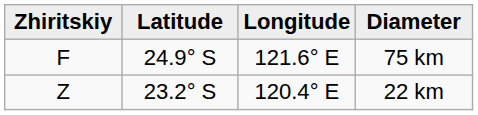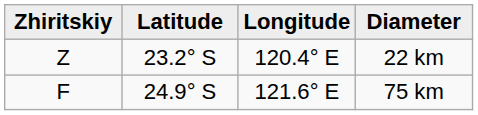rows swapped: (414, 57) <-> (414, 92)
